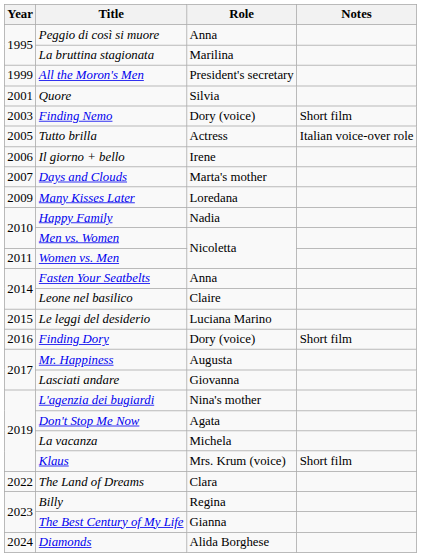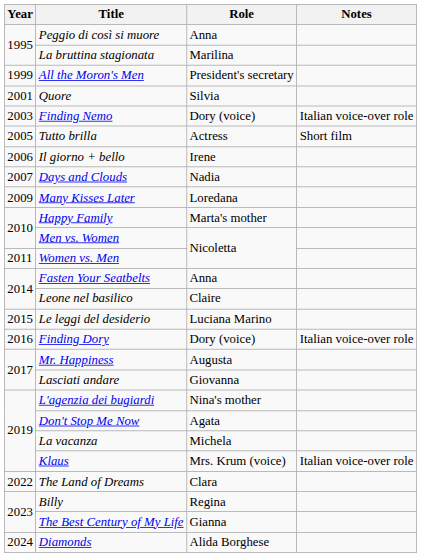(326, 116) Short film -> (357, 116) Italian voice-over role
(357, 136) Italian voice-over role -> (326, 136) Short film
(228, 177) Marta's mother -> (205, 177) Nadia
(205, 217) Nadia -> (228, 217) Marta's mother
(326, 339) Short film -> (357, 339) Italian voice-over role
(326, 461) Short film -> (357, 461) Italian voice-over role
